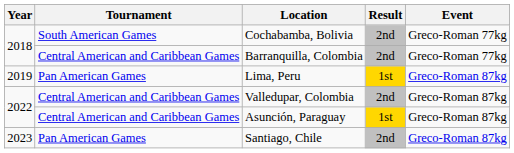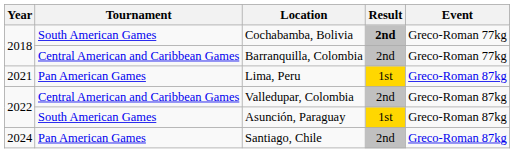(385, 35) normal -> (385, 35) bold
(20, 76) 2019 -> (20, 76) 2021
(139, 117) Central American and Caribbean Games -> (97, 117) South American Games
(20, 138) 2023 -> (20, 138) 2024
